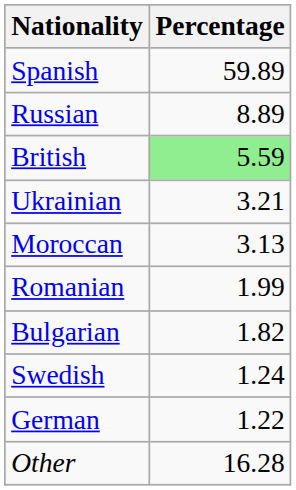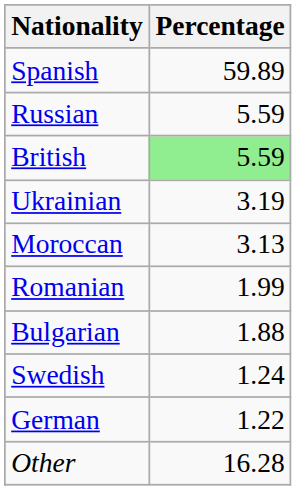(261, 113) 8.89 -> (261, 113) 5.59
(261, 200) 3.21 -> (261, 200) 3.19
(261, 331) 1.82 -> (261, 331) 1.88
